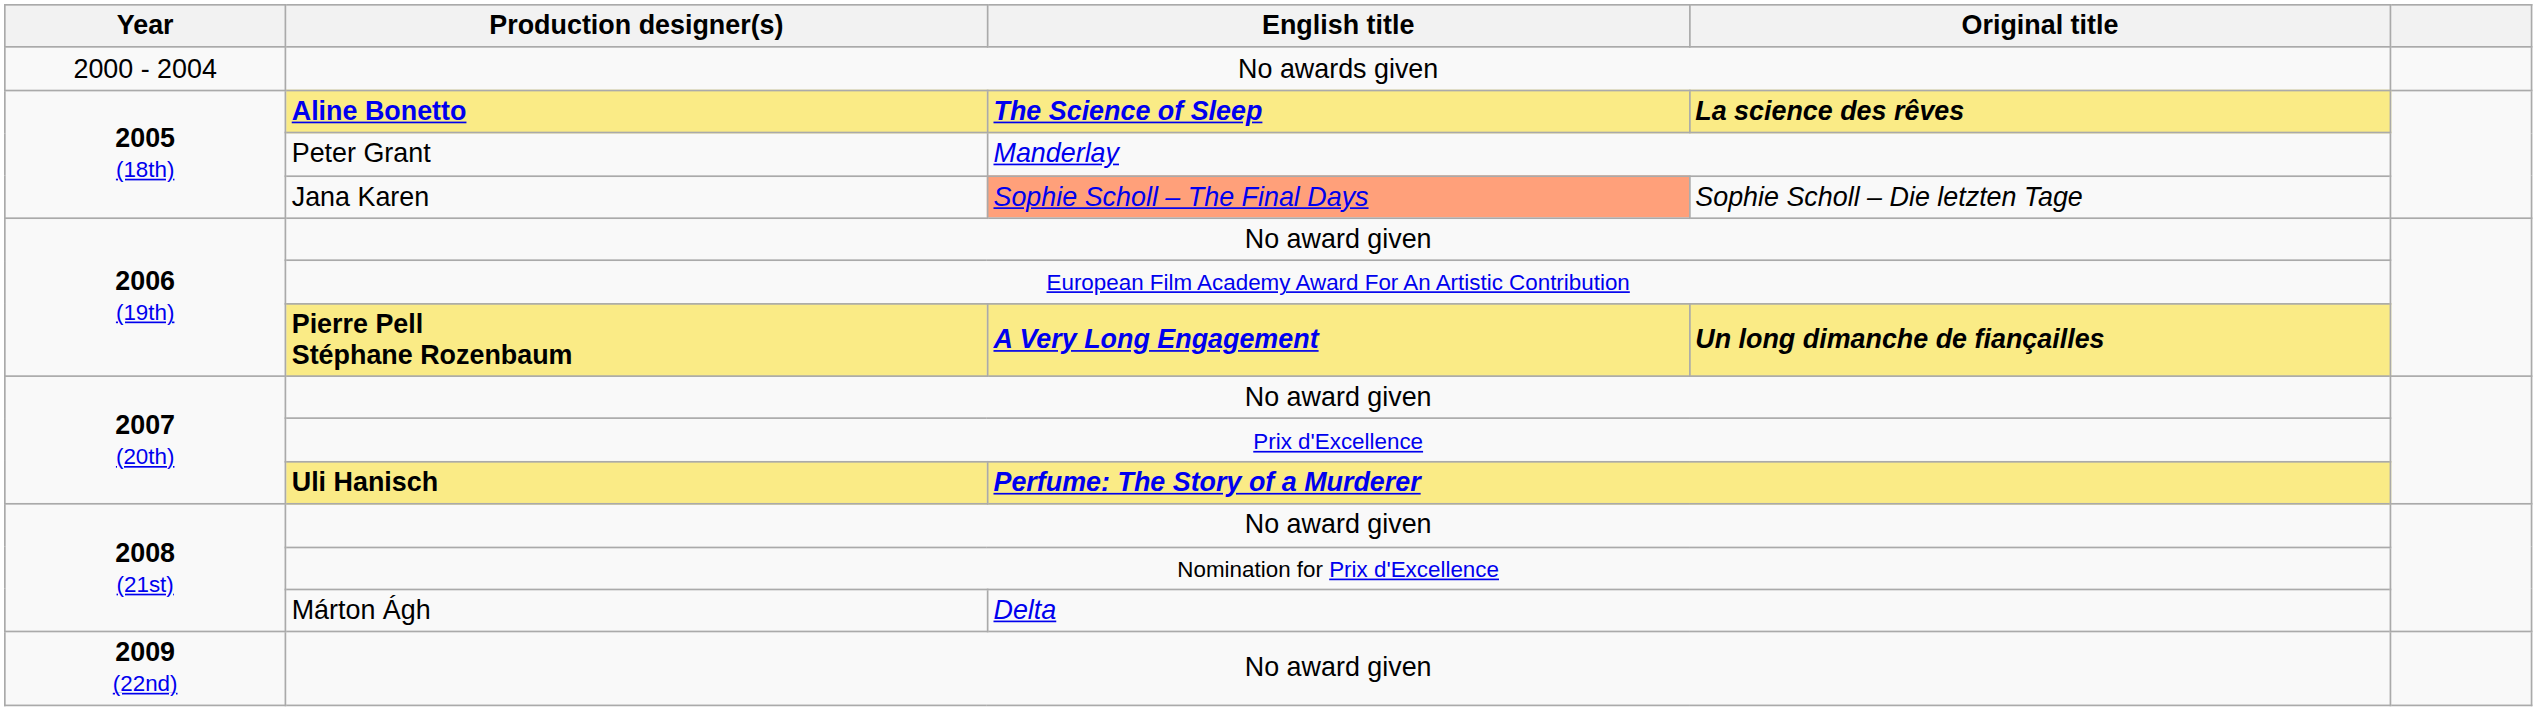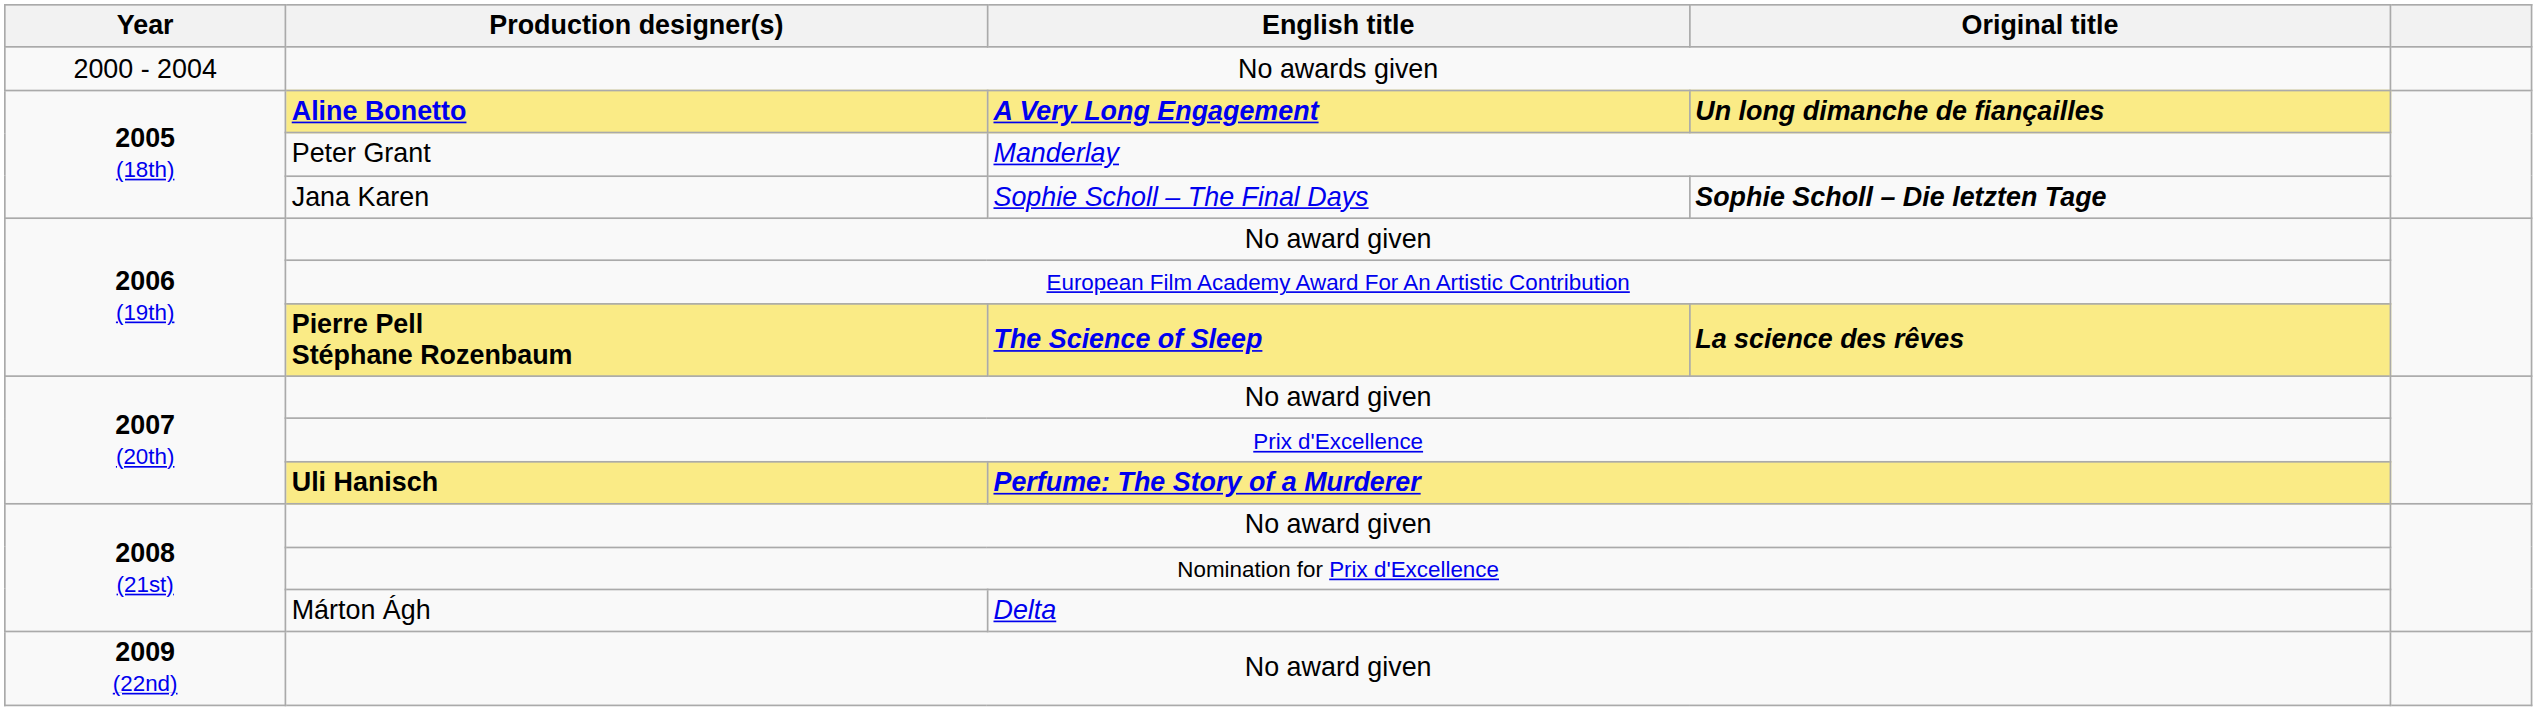(1128, 111) The Science of Sleep -> (1156, 111) A Very Long Engagement
(1830, 111) La science des rêves -> (1900, 111) Un long dimanche de fiançailles
(1181, 196) lightsalmon background -> (1181, 196) no background
(1889, 196) normal -> (1901, 196) bold
(1156, 339) A Very Long Engagement -> (1128, 339) The Science of Sleep
(1900, 339) Un long dimanche de fiançailles -> (1830, 339) La science des rêves
